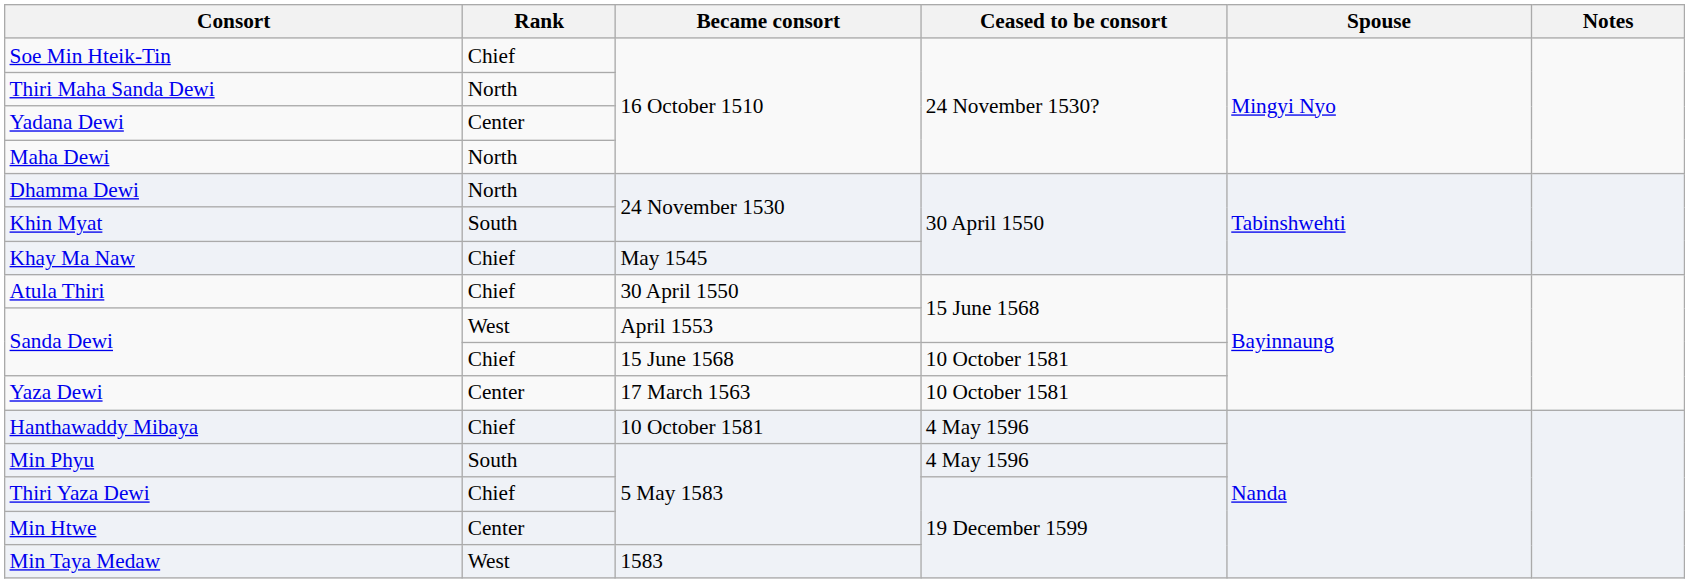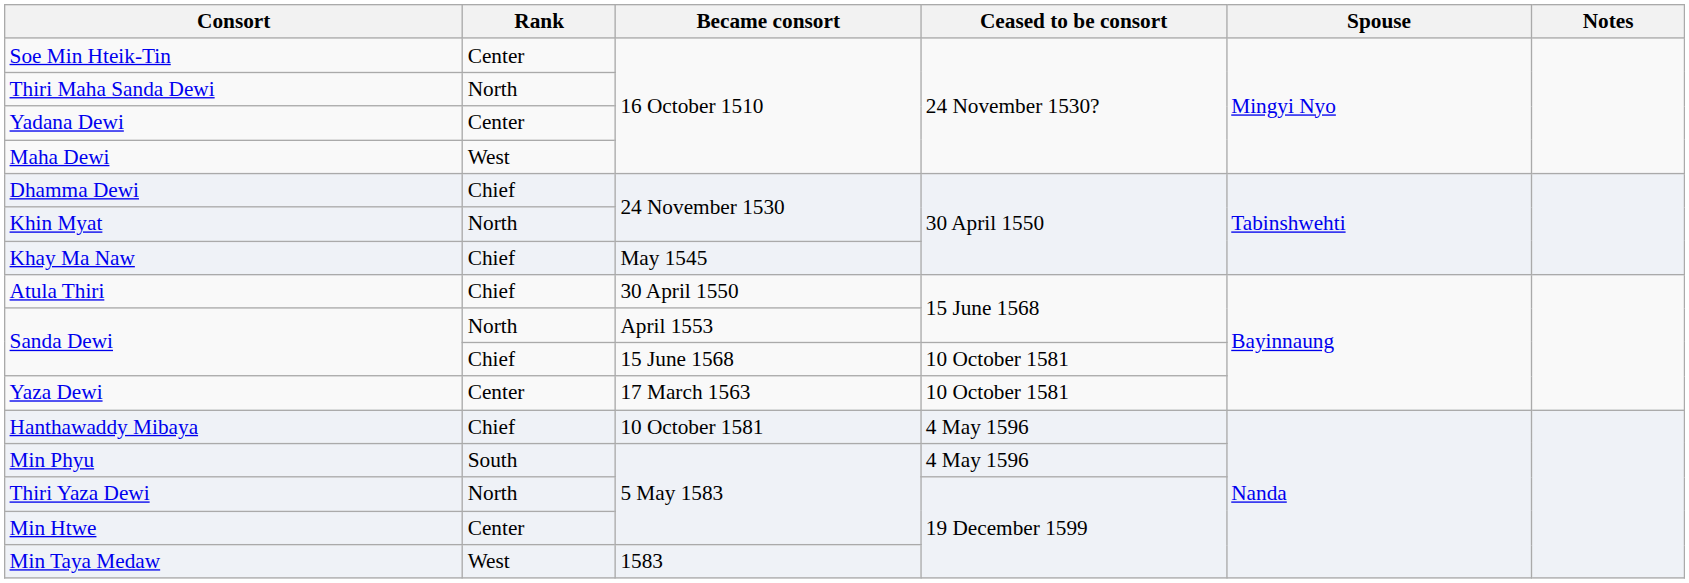(491, 55) Chief -> (496, 55) Center
(493, 156) North -> (489, 156) West
(493, 190) North -> (491, 190) Chief
(493, 223) South -> (493, 223) North
(489, 325) West -> (493, 325) North
(491, 493) Chief -> (493, 493) North
